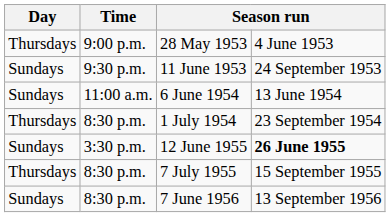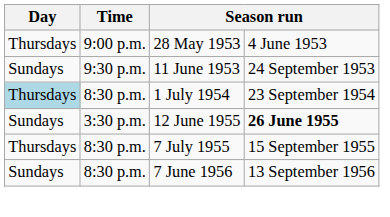- row: (199, 95)
(42, 120) no background -> (42, 95) lightblue background
